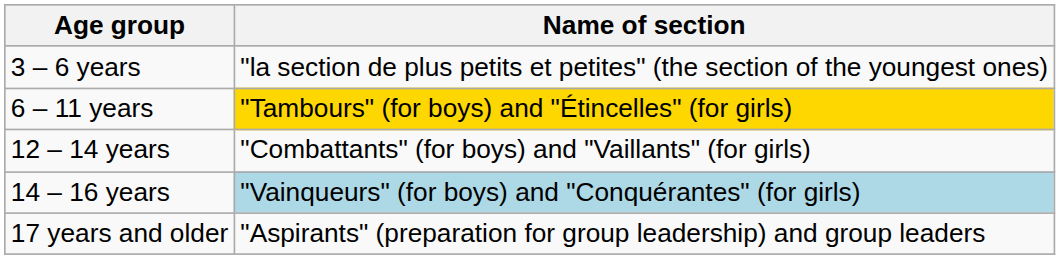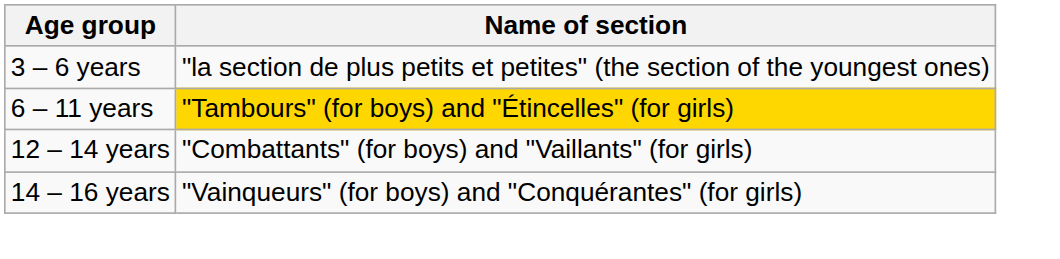(550, 191) lightblue background -> (492, 191) no background
- row: (120, 233)
